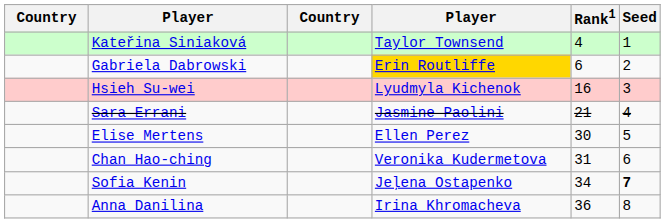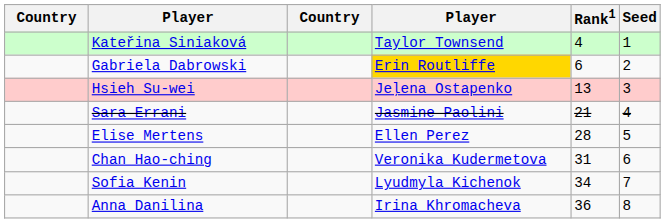(448, 90) Lyudmyla Kichenok -> (444, 90) Jeļena Ostapenko
(583, 90) 16 -> (583, 90) 13
(583, 136) 30 -> (583, 136) 28
(444, 183) Jeļena Ostapenko -> (448, 183) Lyudmyla Kichenok
(627, 183) bold -> (627, 183) normal
